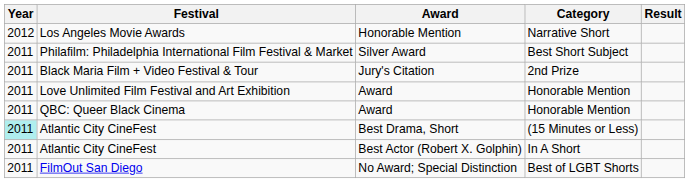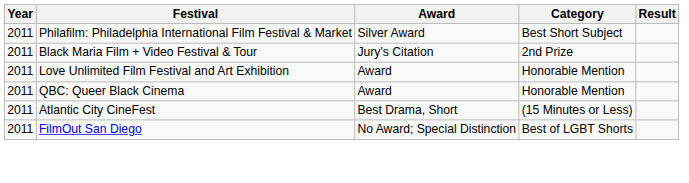- row: (112, 33)
(20, 129) paleturquoise background -> (20, 110) no background
- row: (98, 149)
